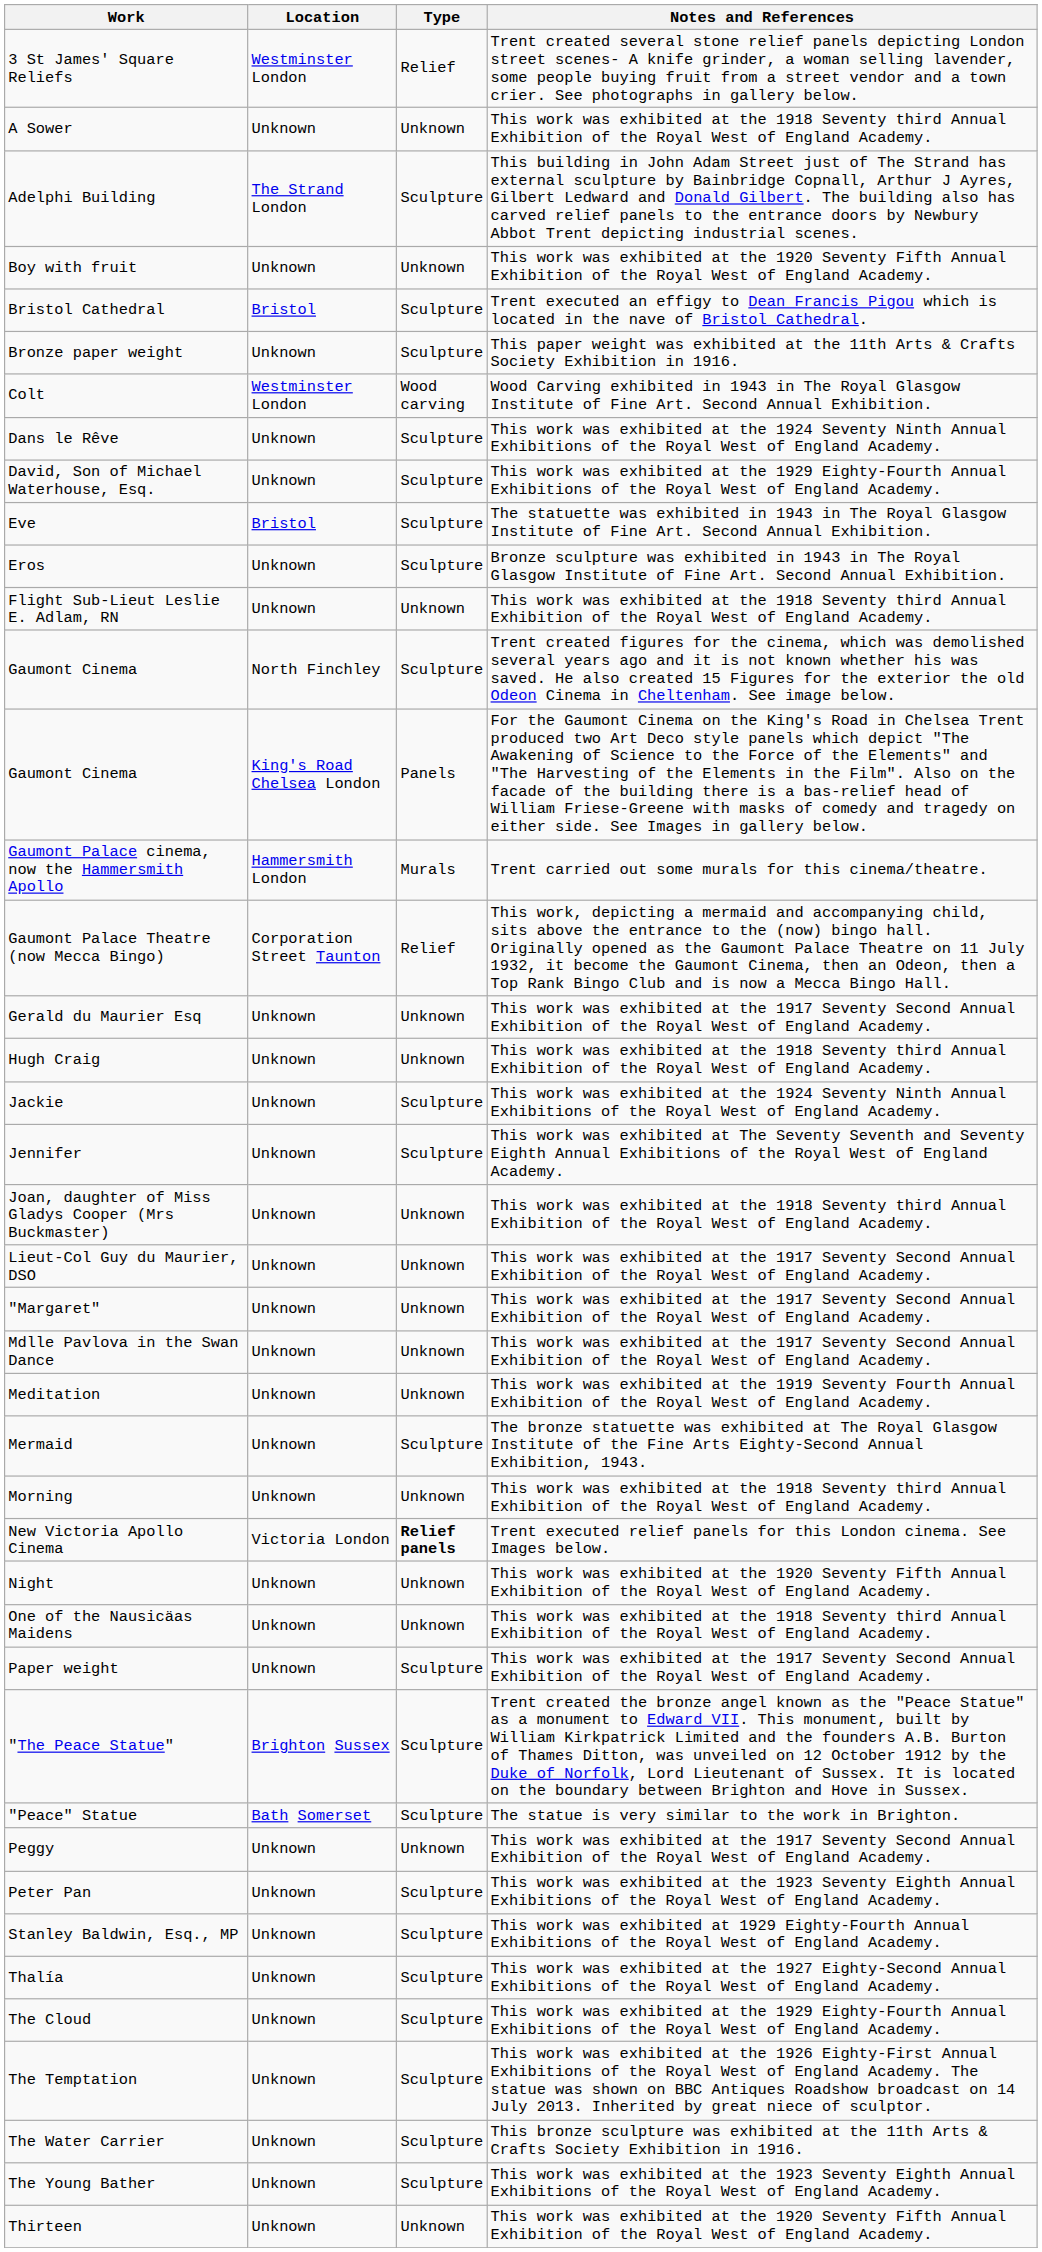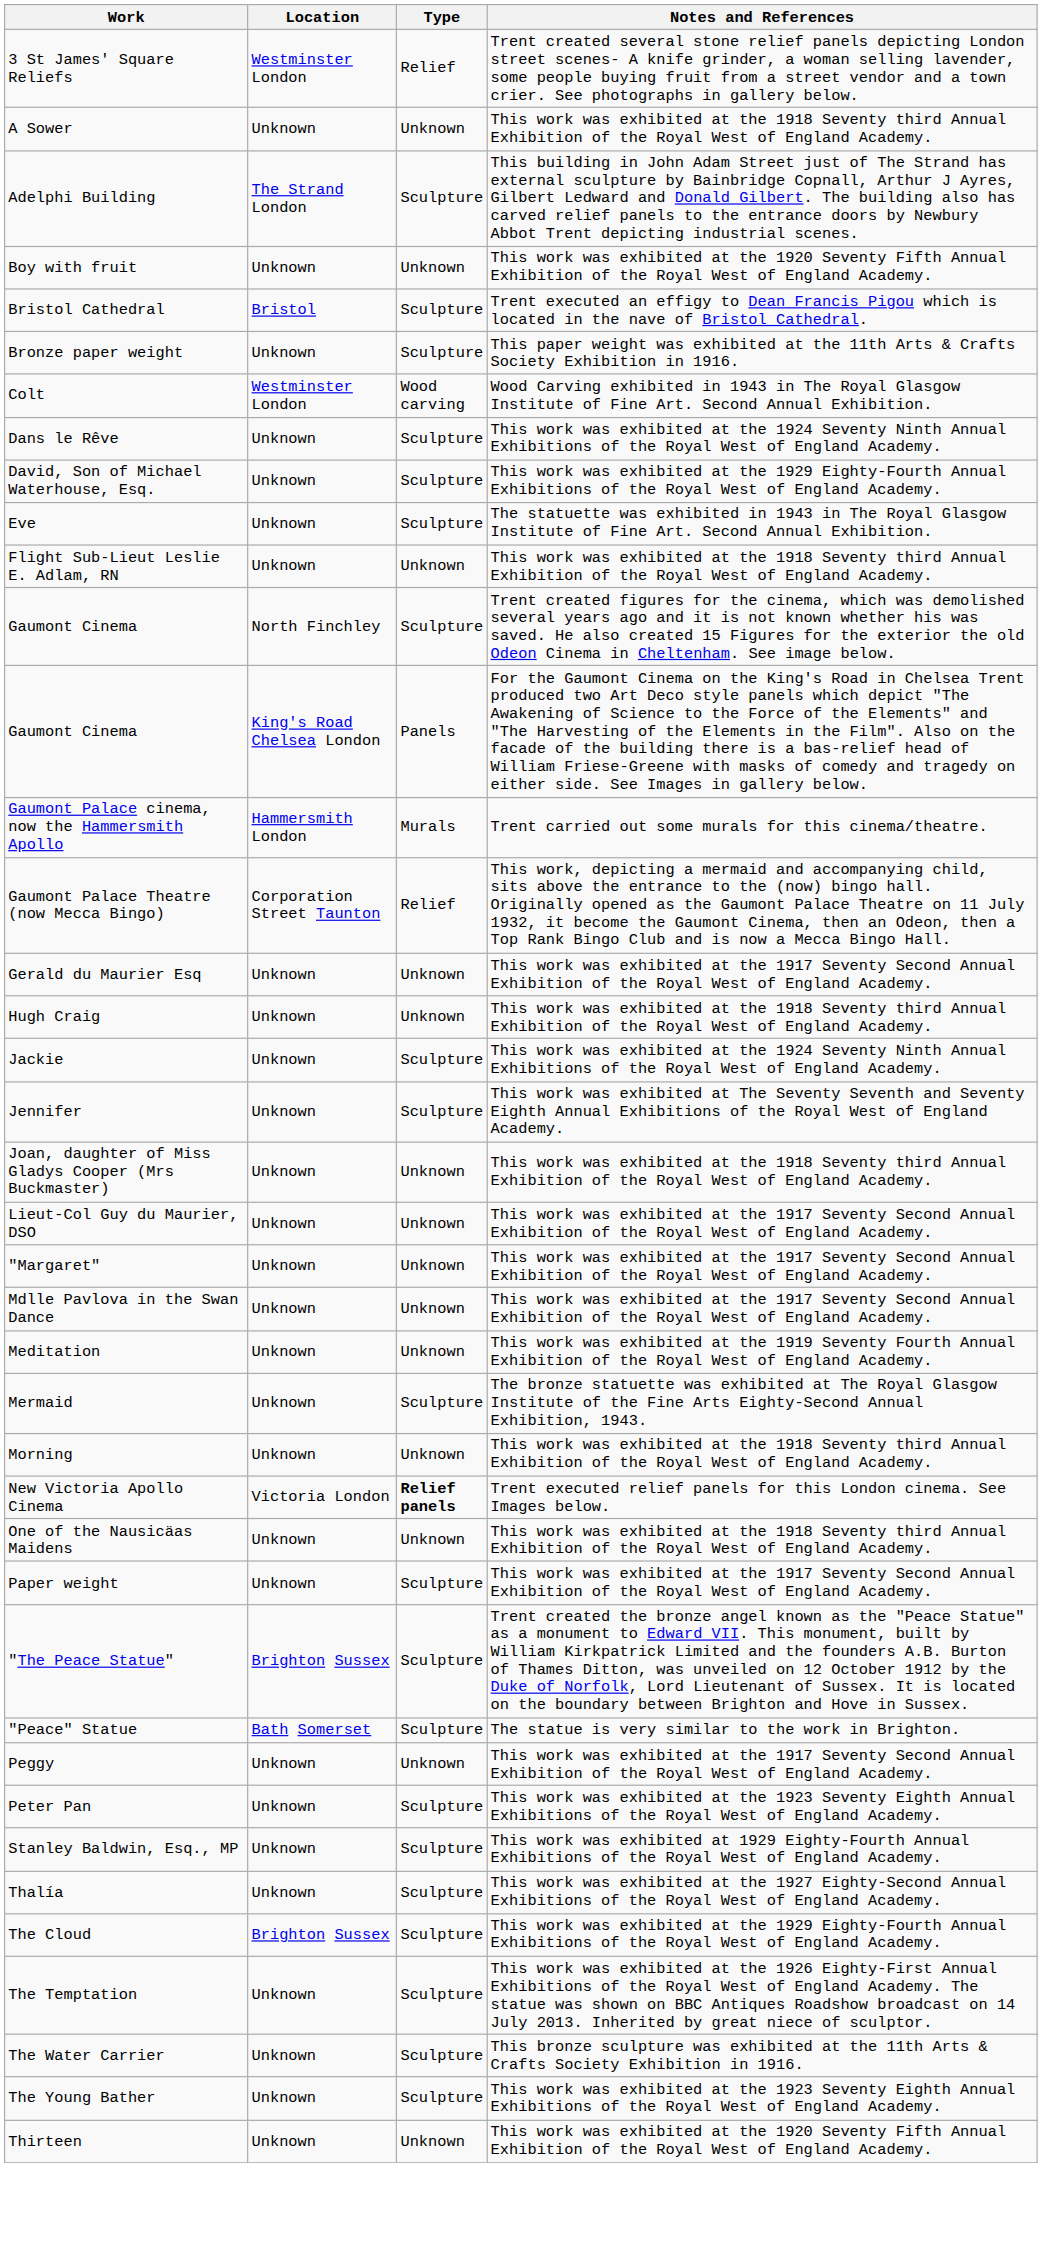(284, 524) Bristol -> (284, 524) Unknown
- row: (27, 566)
- row: (31, 1583)
(284, 2020) Unknown -> (321, 1935) Brighton Sussex
